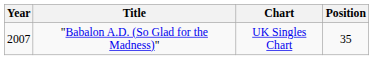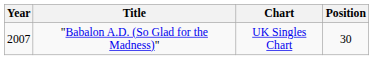(346, 38) 35 -> (346, 38) 30
